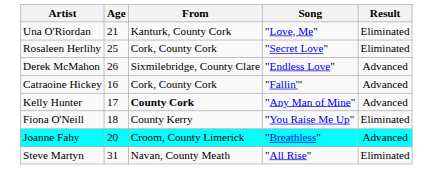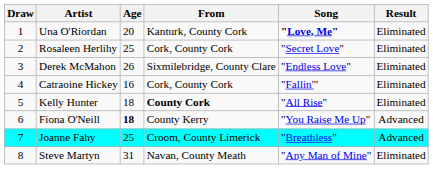+ column: (21, 13)
(113, 31) 21 -> (129, 31) 20
(291, 31) normal -> (310, 31) bold
(385, 66) Advanced -> (401, 66) Eliminated
(385, 84) Advanced -> (401, 84) Eliminated
(113, 102) 17 -> (129, 102) 18
(310, 102) "Any Man of Mine" -> (304, 102) "All Rise"
(385, 102) Advanced -> (401, 102) Eliminated
(113, 119) normal -> (129, 119) bold
(385, 119) Eliminated -> (401, 119) Advanced
(113, 137) 20 -> (129, 137) 25
(288, 155) "All Rise" -> (326, 155) "Any Man of Mine"
